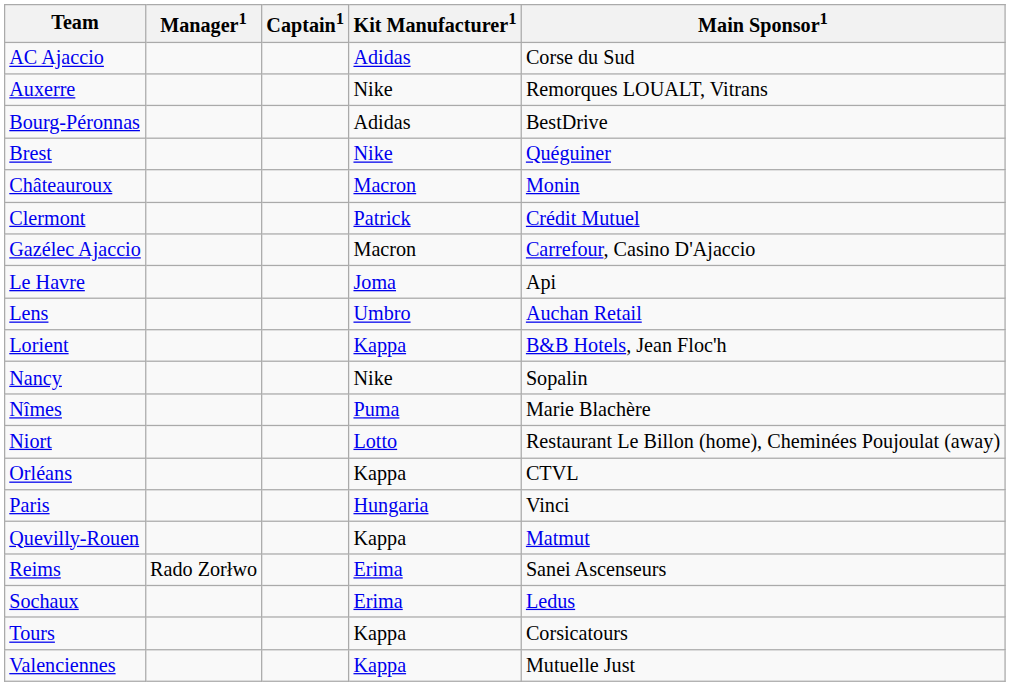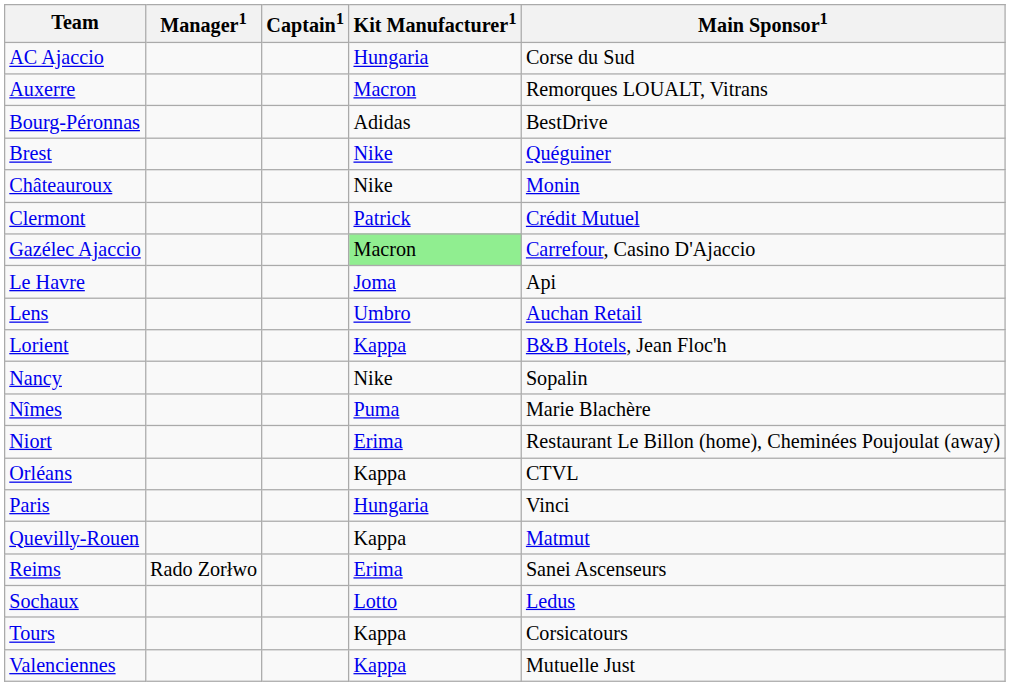(382, 57) Adidas -> (391, 57) Hungaria
(373, 89) Nike -> (385, 89) Macron
(385, 185) Macron -> (373, 185) Nike
(385, 249) no background -> (385, 249) lightgreen background
(375, 441) Lotto -> (378, 441) Erima
(378, 601) Erima -> (375, 601) Lotto
